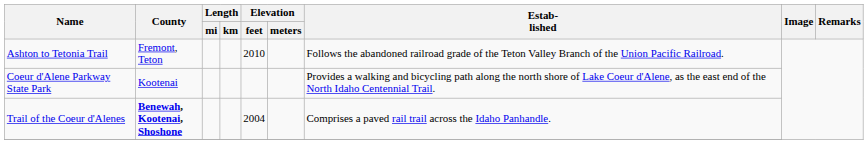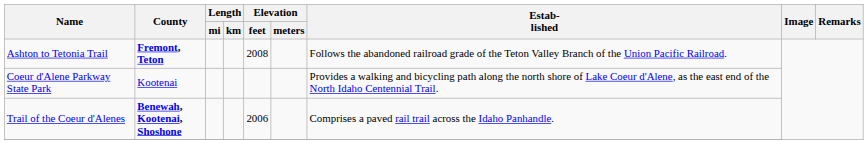(158, 53) normal -> (159, 53) bold
(254, 53) 2010 -> (257, 53) 2008
(254, 118) 2004 -> (257, 118) 2006
